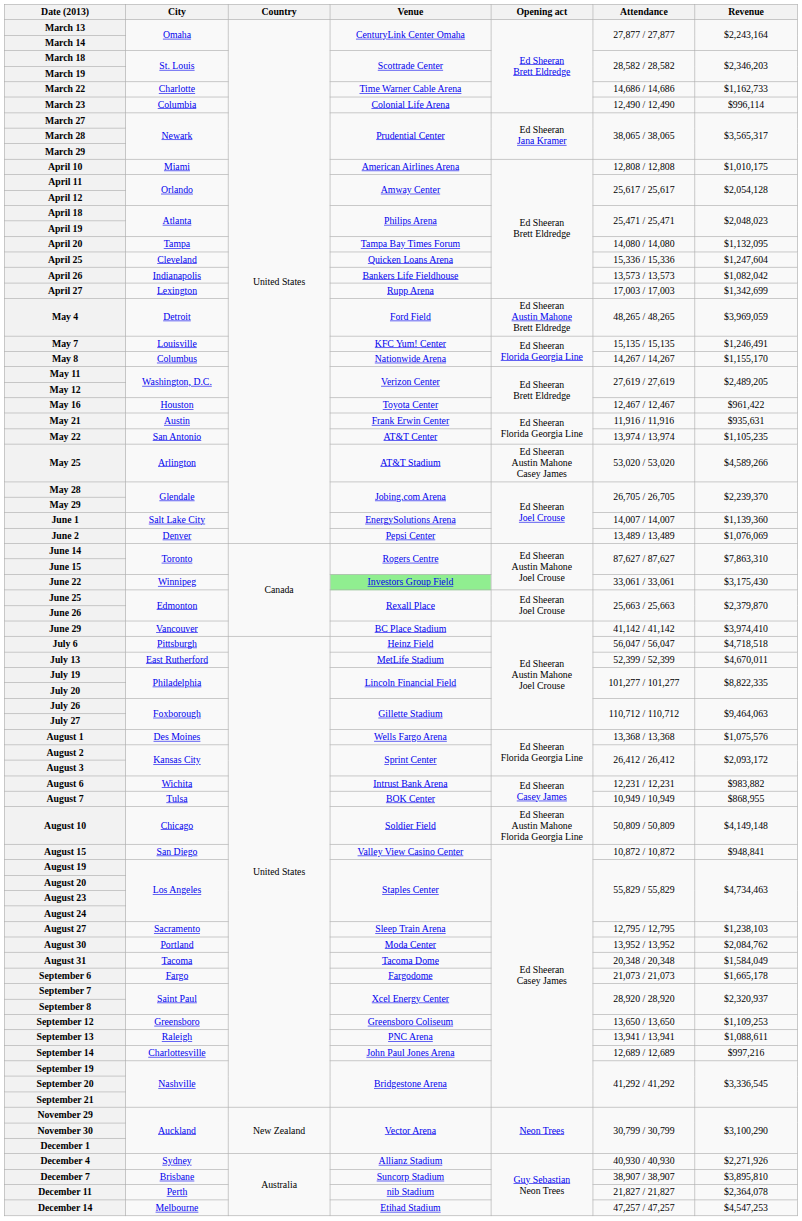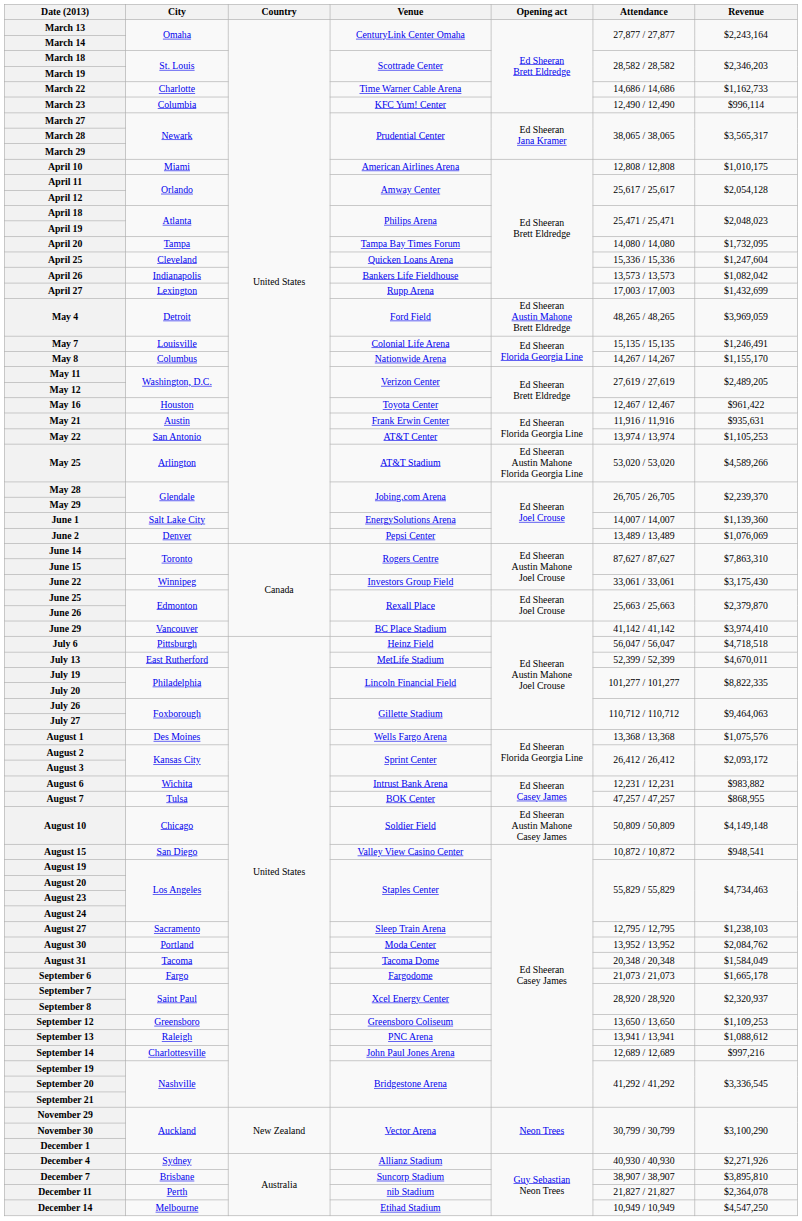(410, 105) Colonial Life Arena -> (410, 105) KFC Yum! Center
(746, 244) $1,132,095 -> (746, 244) $1,732,095
(746, 290) $1,342,699 -> (746, 290) $1,432,699
(410, 343) KFC Yum! Center -> (410, 343) Colonial Life Arena
(746, 436) $1,105,235 -> (746, 436) $1,105,253
(542, 463) Ed Sheeran Austin Mahone Casey James -> (542, 463) Ed Sheeran Austin Mahone Florida Georgia Line
(410, 582) lightgreen background -> (410, 582) no background
(644, 799) 10,949 / 10,949 -> (644, 799) 47,257 / 47,257
(542, 825) Ed Sheeran Austin Mahone Florida Georgia Line -> (542, 825) Ed Sheeran Austin Mahone Casey James
(746, 852) $948,841 -> (746, 852) $948,541
(746, 1037) $1,088,611 -> (746, 1037) $1,088,612
(644, 1208) 47,257 / 47,257 -> (644, 1208) 10,949 / 10,949
(746, 1208) $4,547,253 -> (746, 1208) $4,547,250
